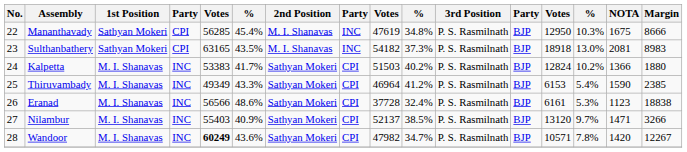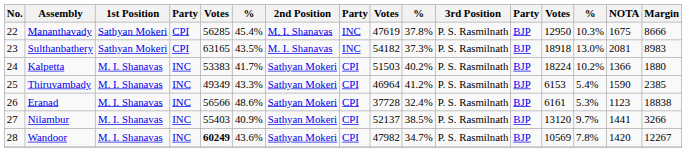(419, 31) 34.8% -> (419, 31) 37.8%
(558, 66) 12824 -> (558, 66) 18224
(620, 120) 1471 -> (620, 120) 1441
(558, 138) 10571 -> (558, 138) 10569
